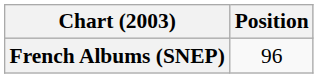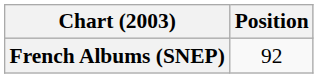(272, 55) 96 -> (272, 55) 92
